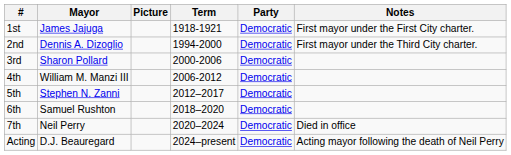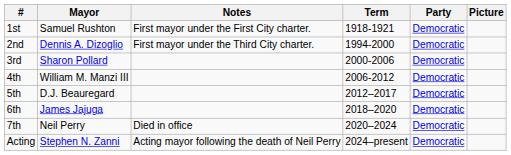columns swapped: (151, 12) <-> (400, 12)
(71, 28) James Jajuga -> (78, 28) Samuel Rushton
(80, 93) Stephen N. Zanni -> (77, 93) D.J. Beauregard
(78, 110) Samuel Rushton -> (71, 110) James Jajuga
(77, 142) D.J. Beauregard -> (80, 142) Stephen N. Zanni
